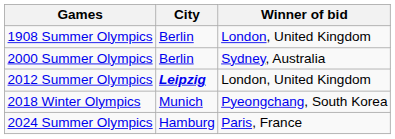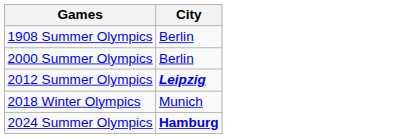- column: (304, 15)
(187, 123) normal -> (189, 123) bold
